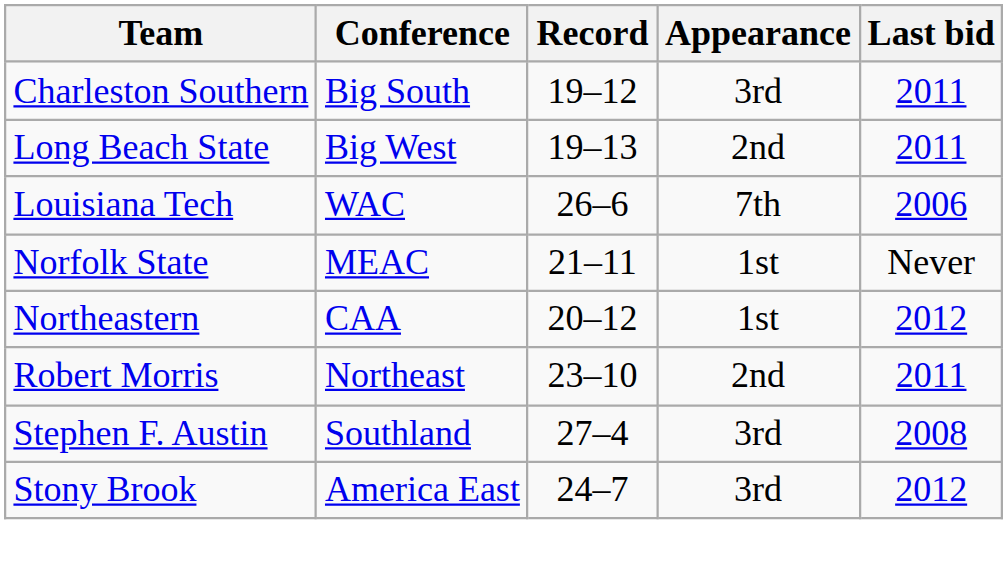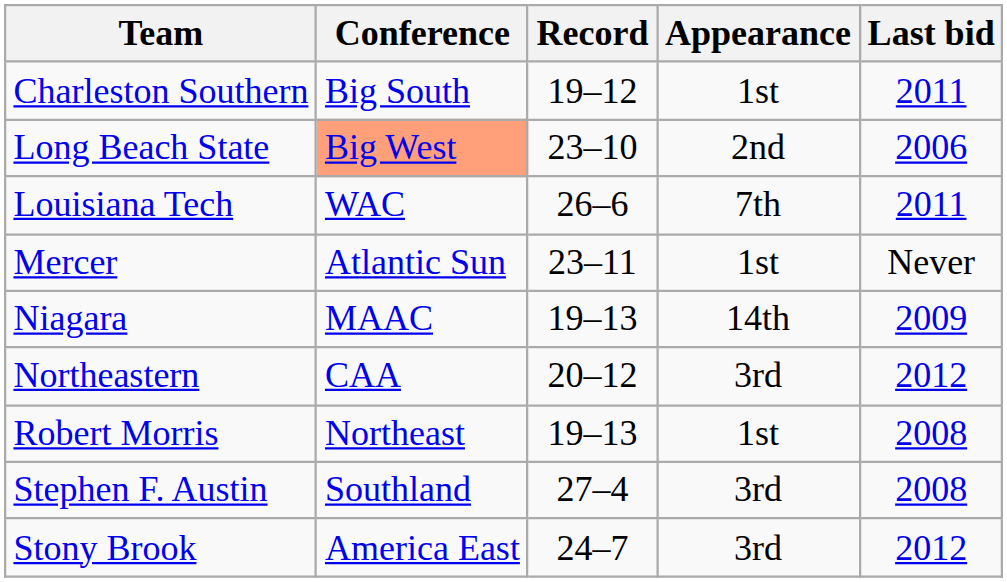(758, 90) 3rd -> (758, 90) 1st
(391, 147) no background -> (391, 147) lightsalmon background
(592, 147) 19–13 -> (592, 147) 23–10
(931, 147) 2011 -> (931, 147) 2006
(931, 204) 2006 -> (931, 204) 2011
+ row: (65, 261)
+ row: (70, 318)
- row: (111, 261)
(758, 318) 1st -> (758, 375) 3rd
(592, 375) 23–10 -> (592, 432) 19–13
(758, 375) 2nd -> (758, 432) 1st
(931, 375) 2011 -> (931, 432) 2008
